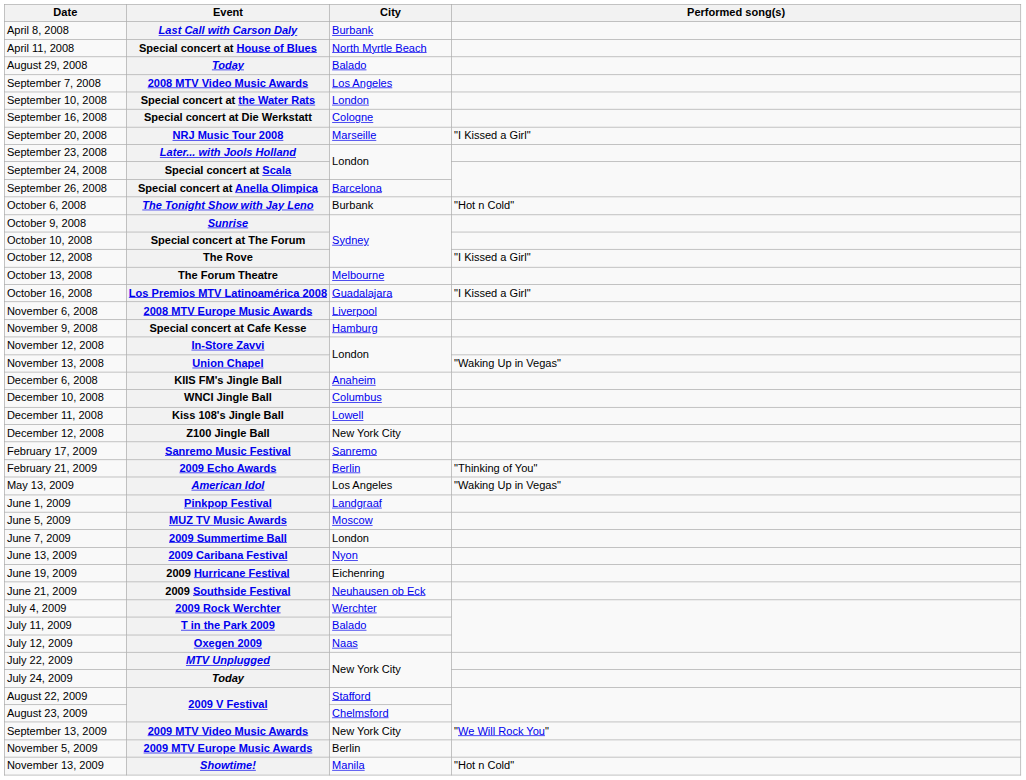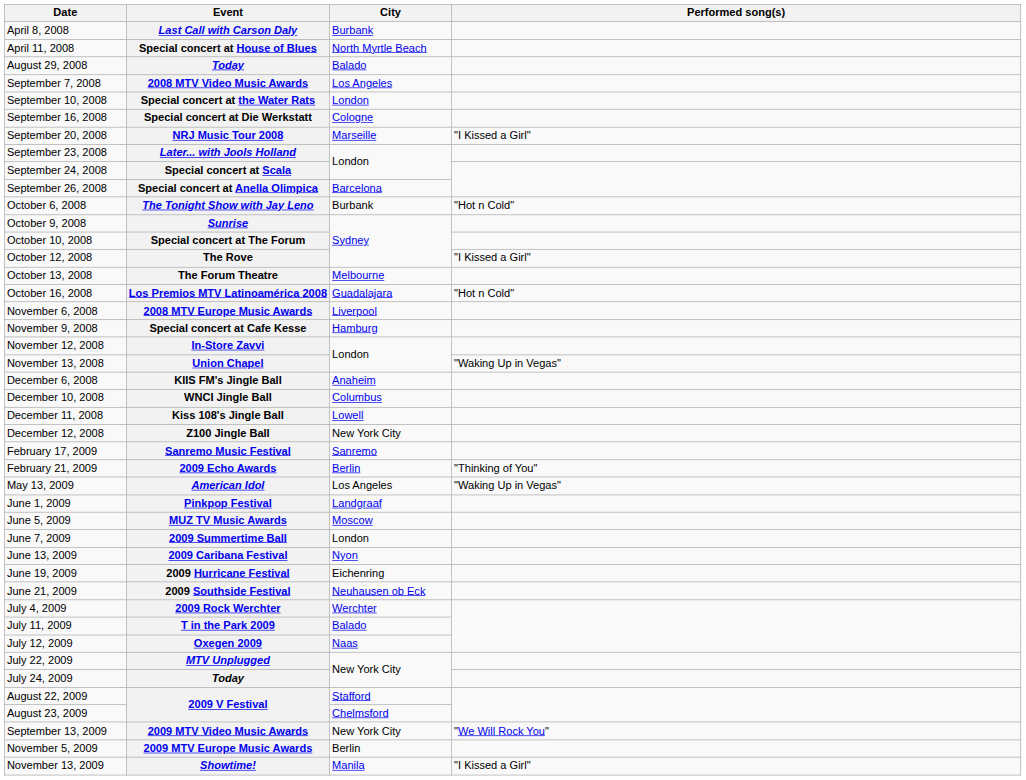(492, 293) "I Kissed a Girl" -> (484, 293) "Hot n Cold"
(484, 766) "Hot n Cold" -> (492, 766) "I Kissed a Girl"
